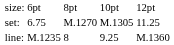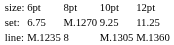(117, 22) M.1305 -> (109, 22) 9.25
(109, 37) 9.25 -> (117, 37) M.1305
